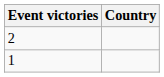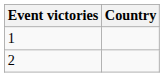rows swapped: (11, 38) <-> (11, 60)
